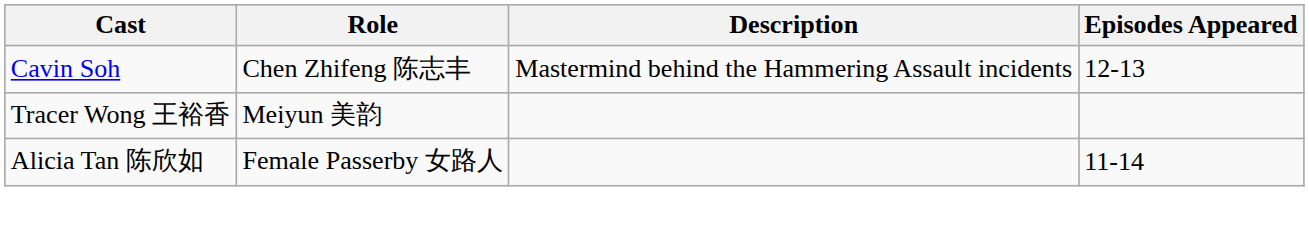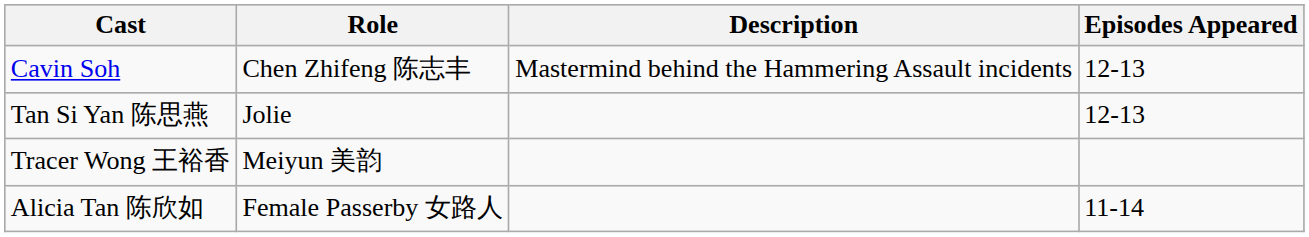+ row: (110, 114)
